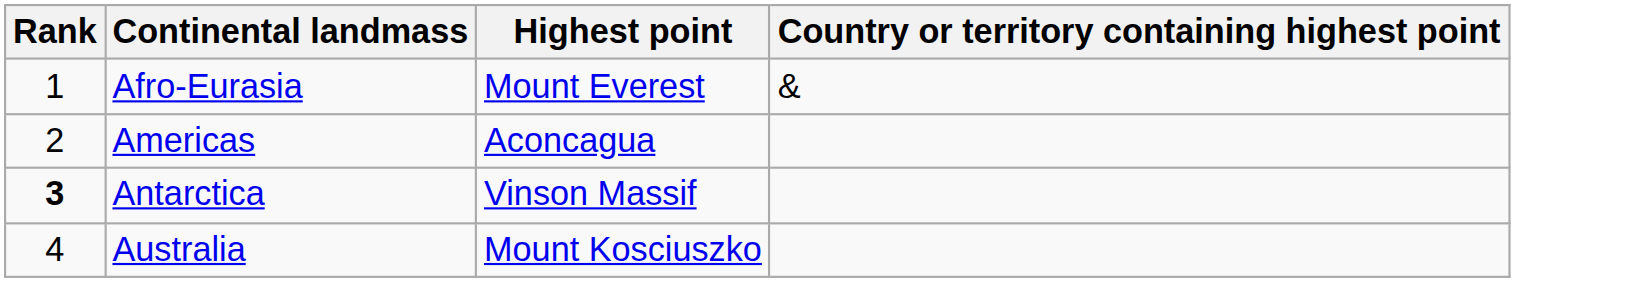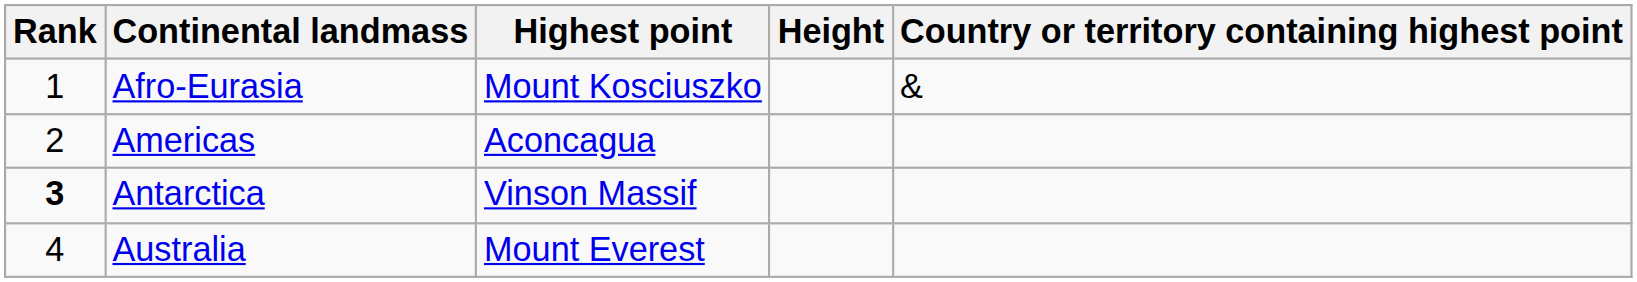+ column: (831, 31)
(594, 85) Mount Everest -> (623, 85) Mount Kosciuszko
(623, 248) Mount Kosciuszko -> (594, 248) Mount Everest
